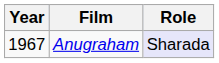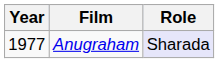(27, 44) 1967 -> (27, 44) 1977
